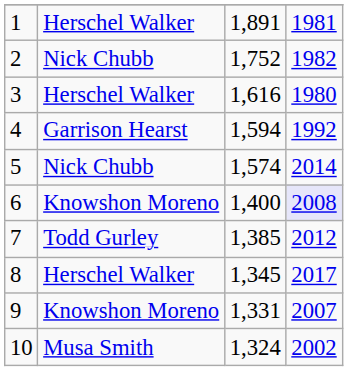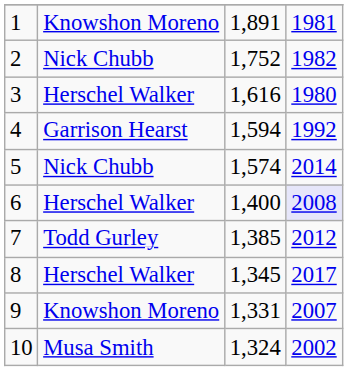(119, 22) Herschel Walker -> (131, 22) Knowshon Moreno
(131, 202) Knowshon Moreno -> (119, 202) Herschel Walker
